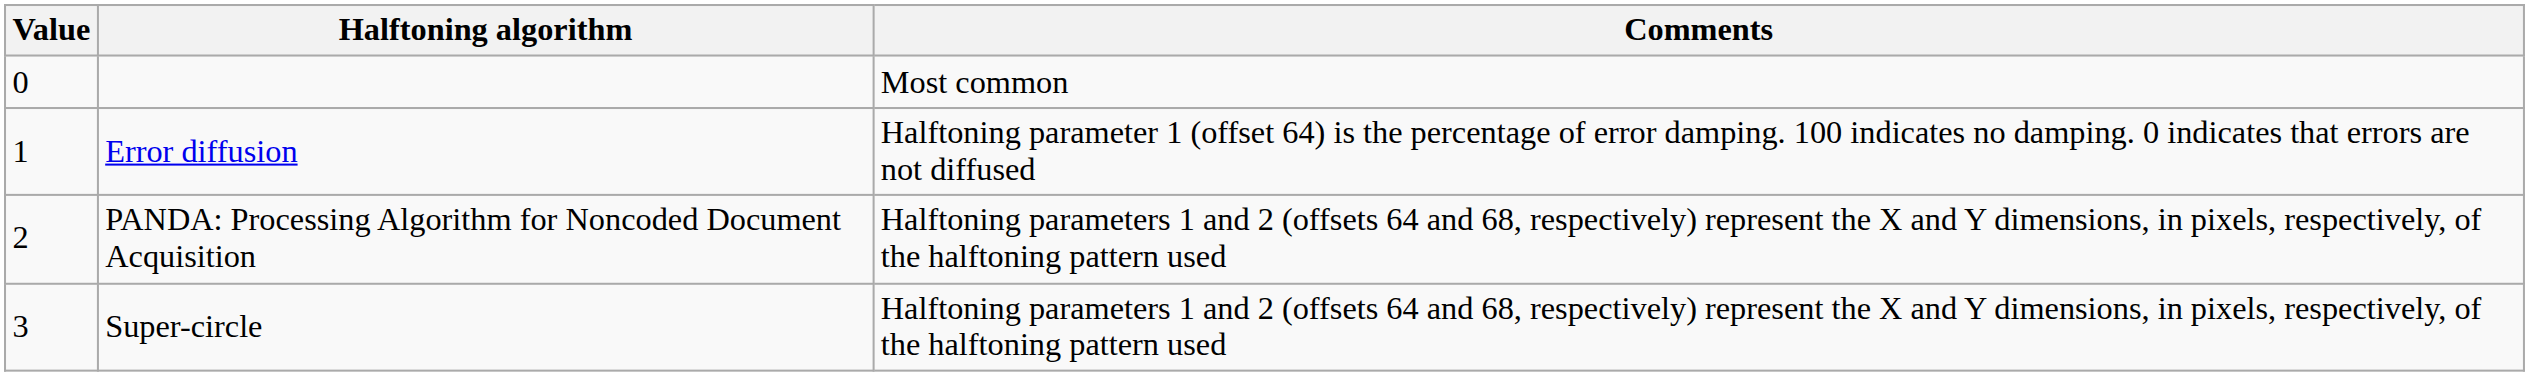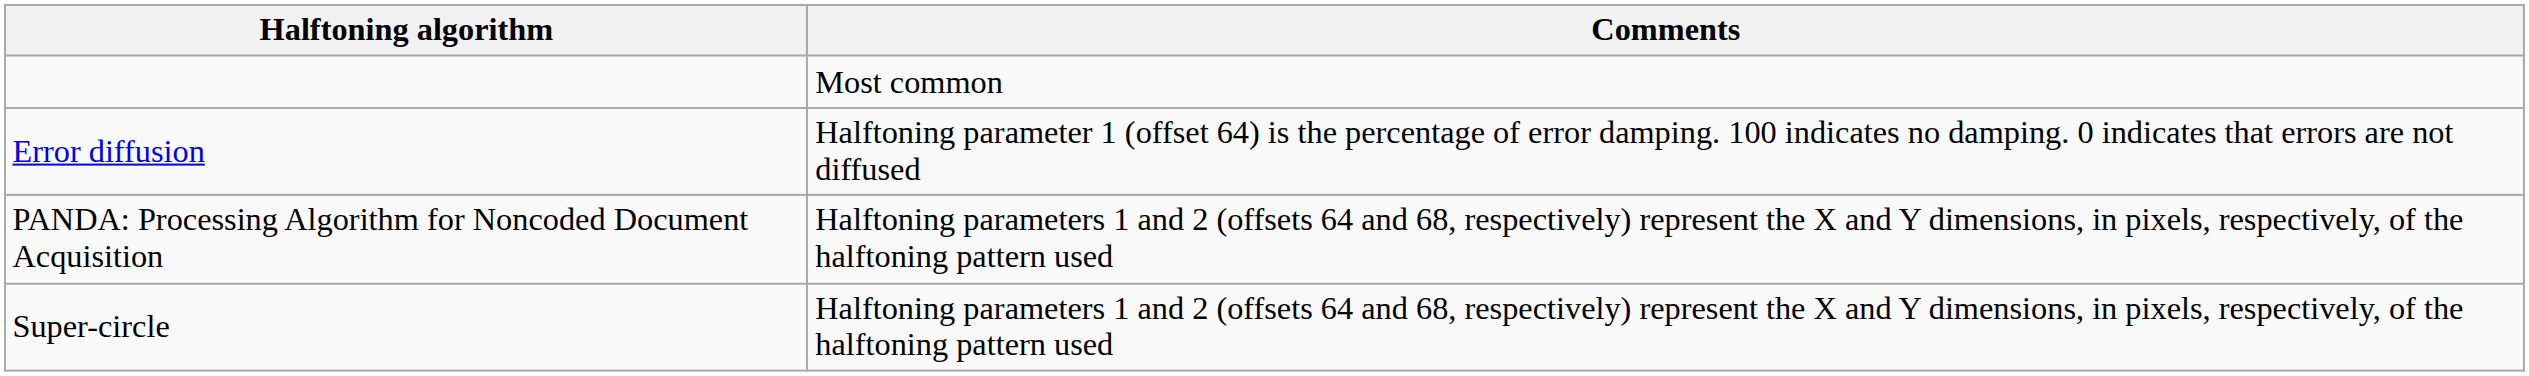- column: (51, 30)
